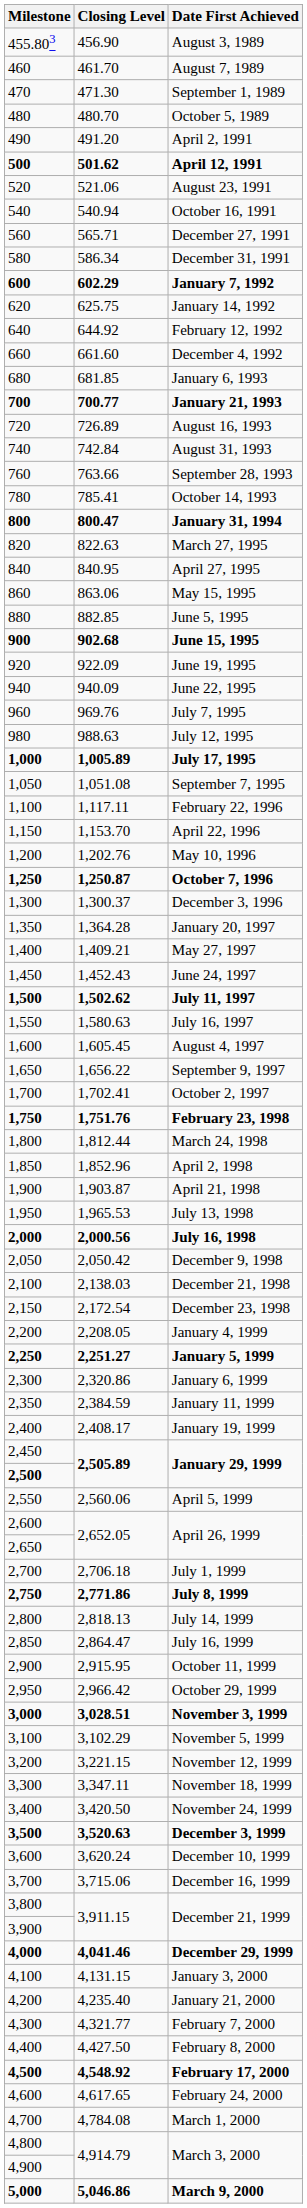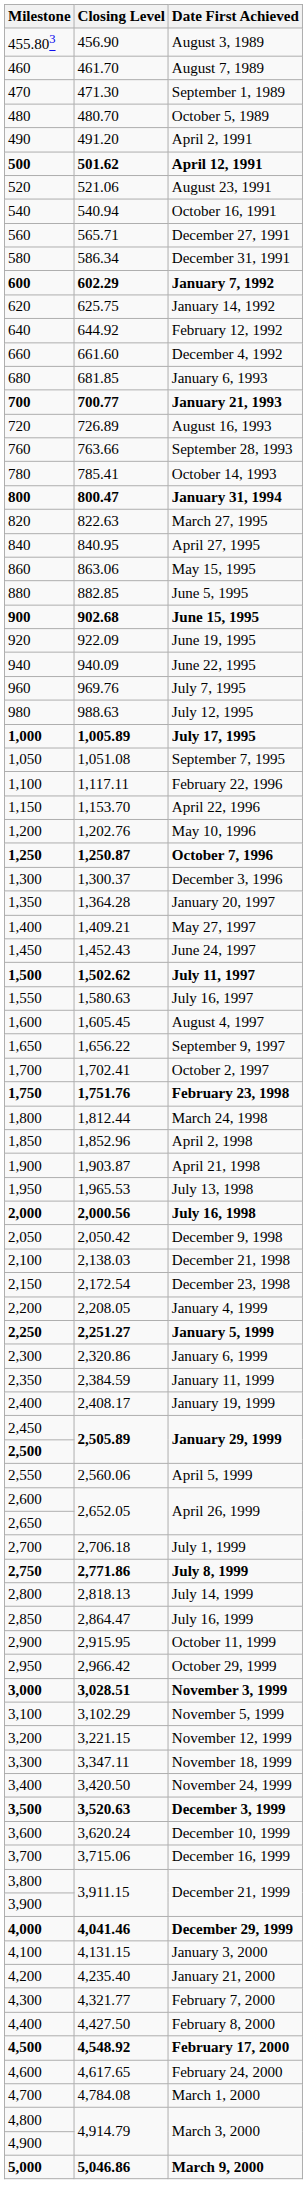- row: (19, 449)
